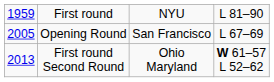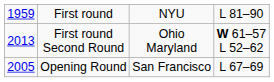rows swapped: (83, 33) <-> (83, 60)
